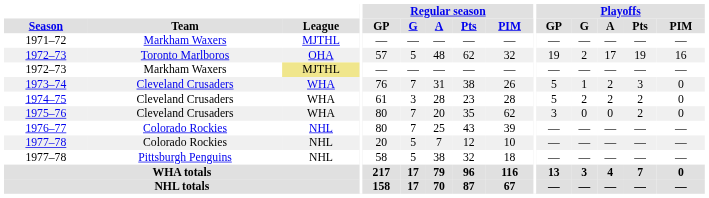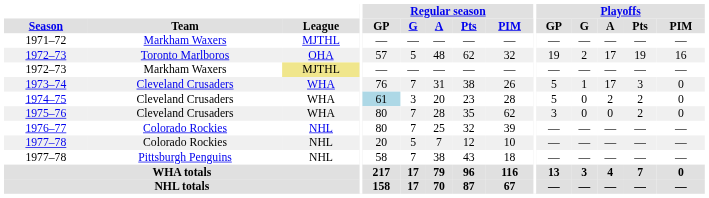(610, 84) 2 -> (610, 84) 17
(381, 99) no background -> (381, 99) lightblue background
(439, 99) 28 -> (439, 99) 20
(584, 99) 2 -> (584, 99) 0
(439, 113) 20 -> (439, 113) 28
(469, 128) 43 -> (469, 128) 32
(413, 157) 5 -> (413, 157) 7
(469, 157) 32 -> (469, 157) 43
